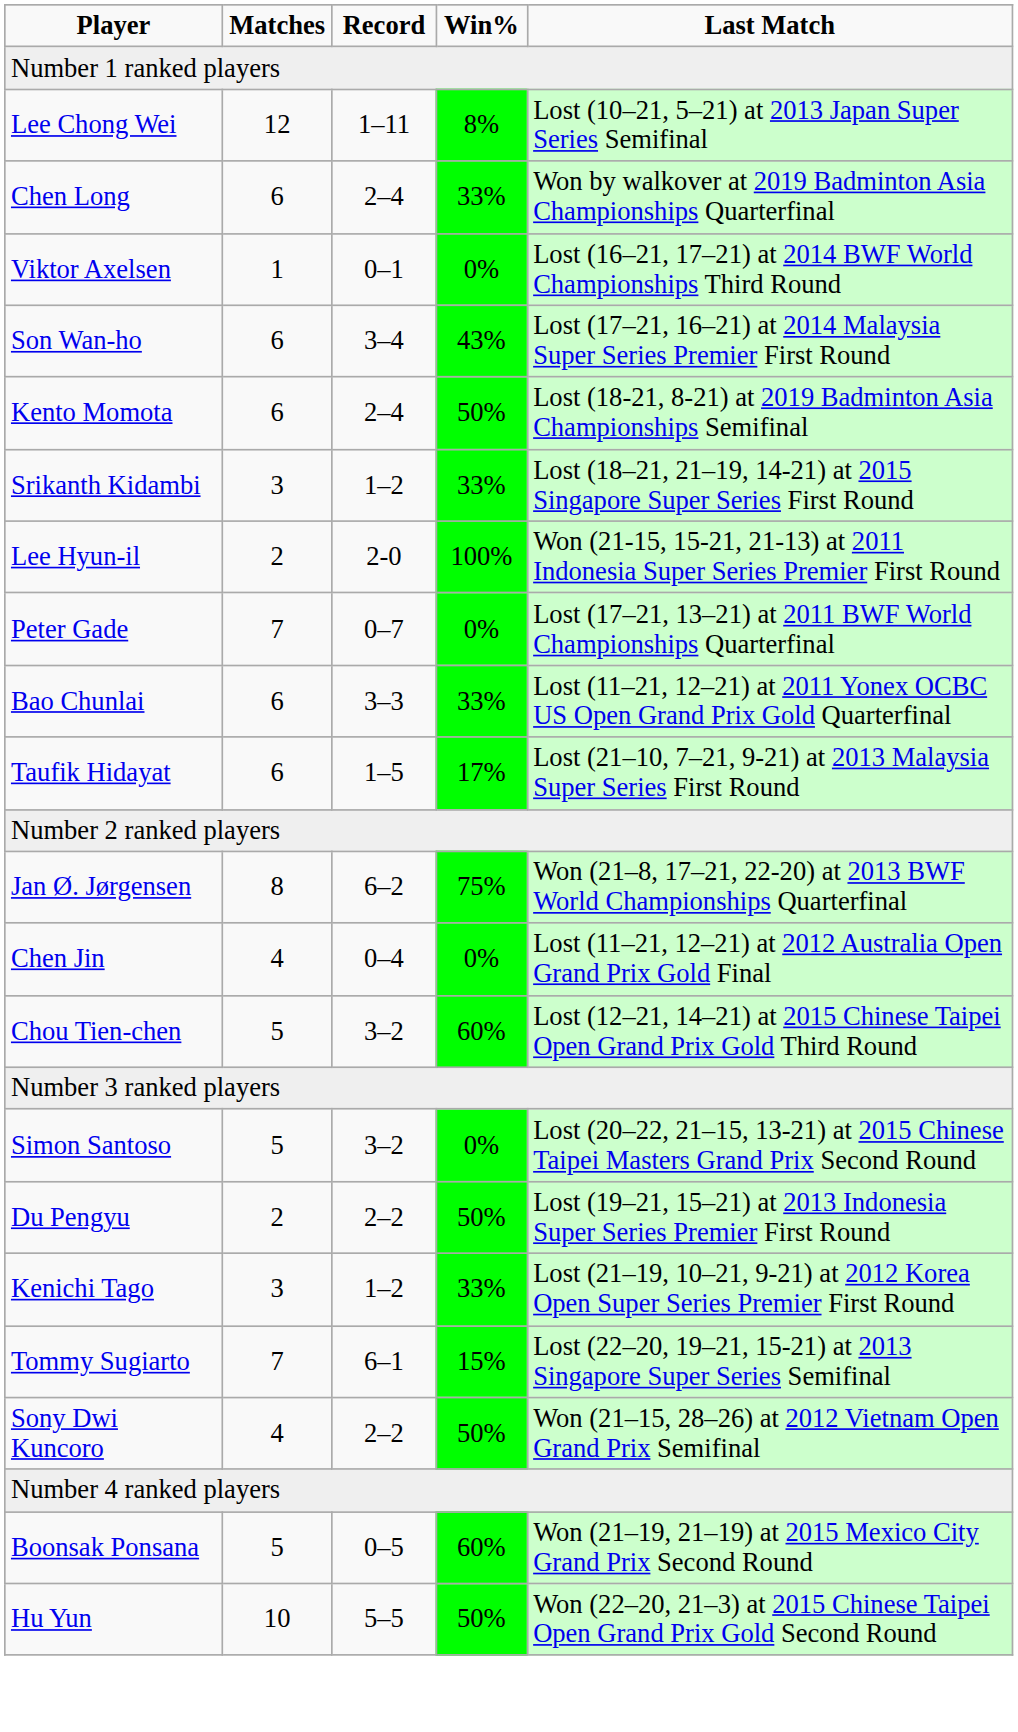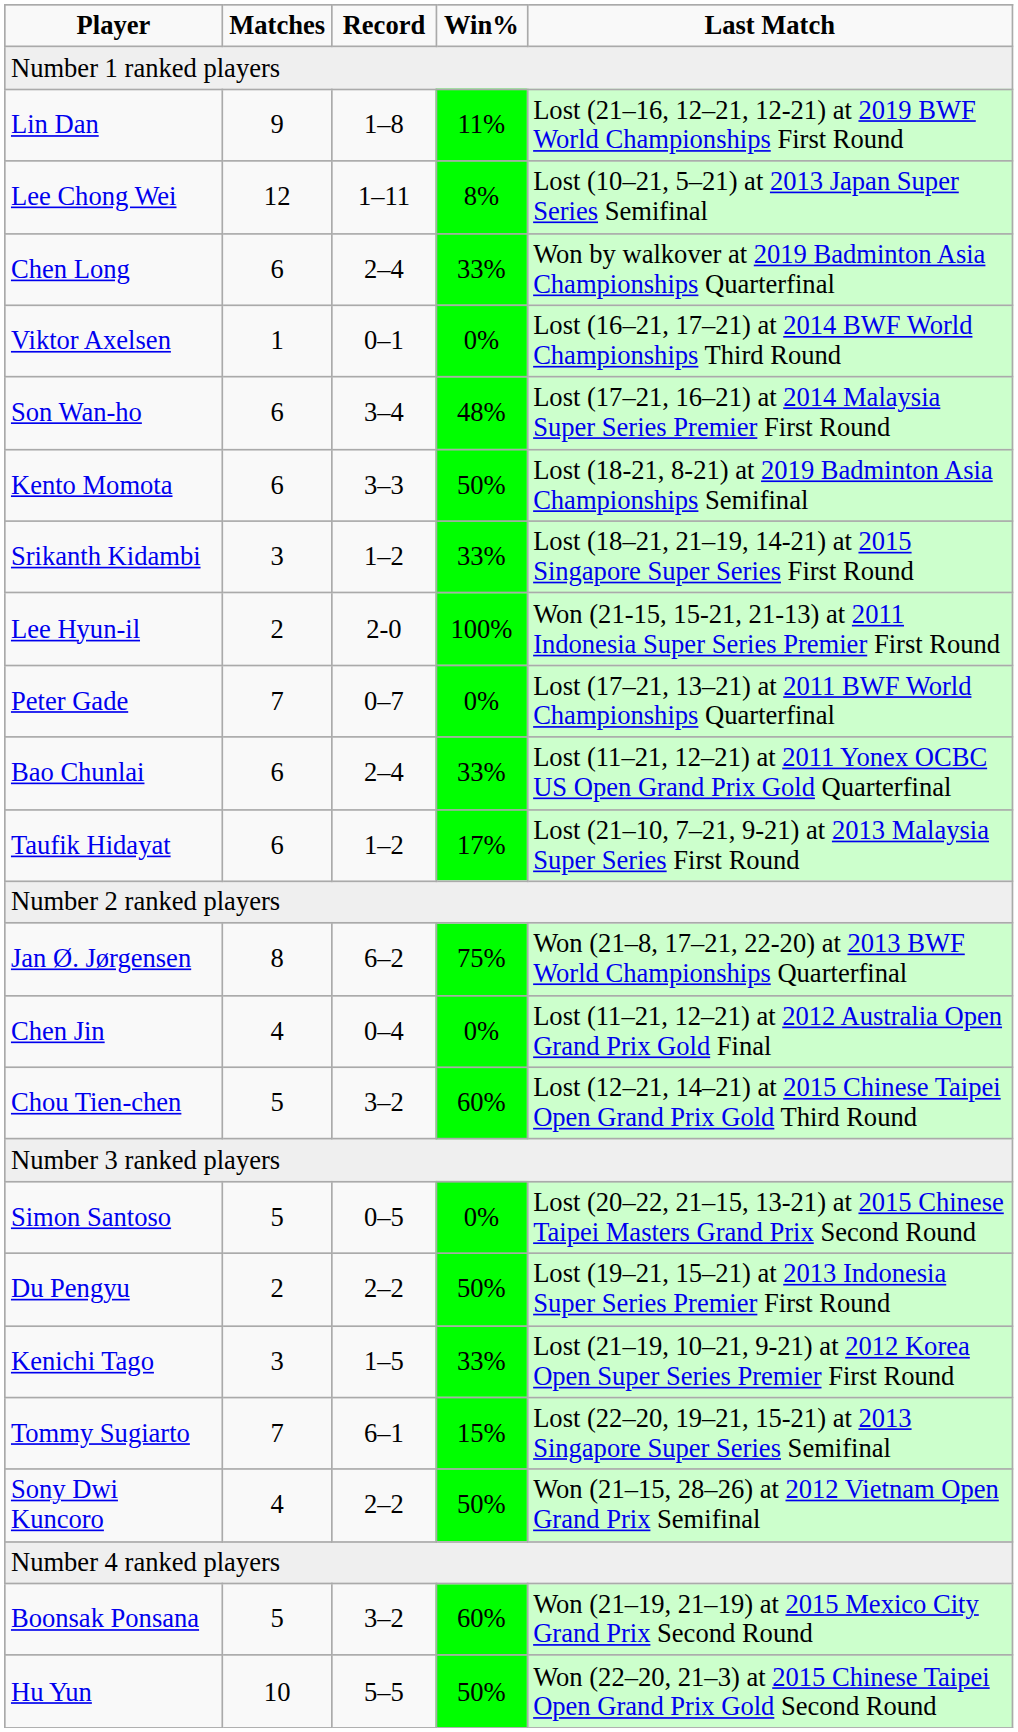+ row: (55, 124)
(481, 340) 43% -> (481, 412) 48%
(384, 412) 2–4 -> (384, 484) 3–3
(384, 700) 3–3 -> (384, 772) 2–4
(384, 772) 1–5 -> (384, 844) 1–2
(384, 1145) 3–2 -> (384, 1217) 0–5
(384, 1289) 1–2 -> (384, 1361) 1–5
(384, 1547) 0–5 -> (384, 1619) 3–2
